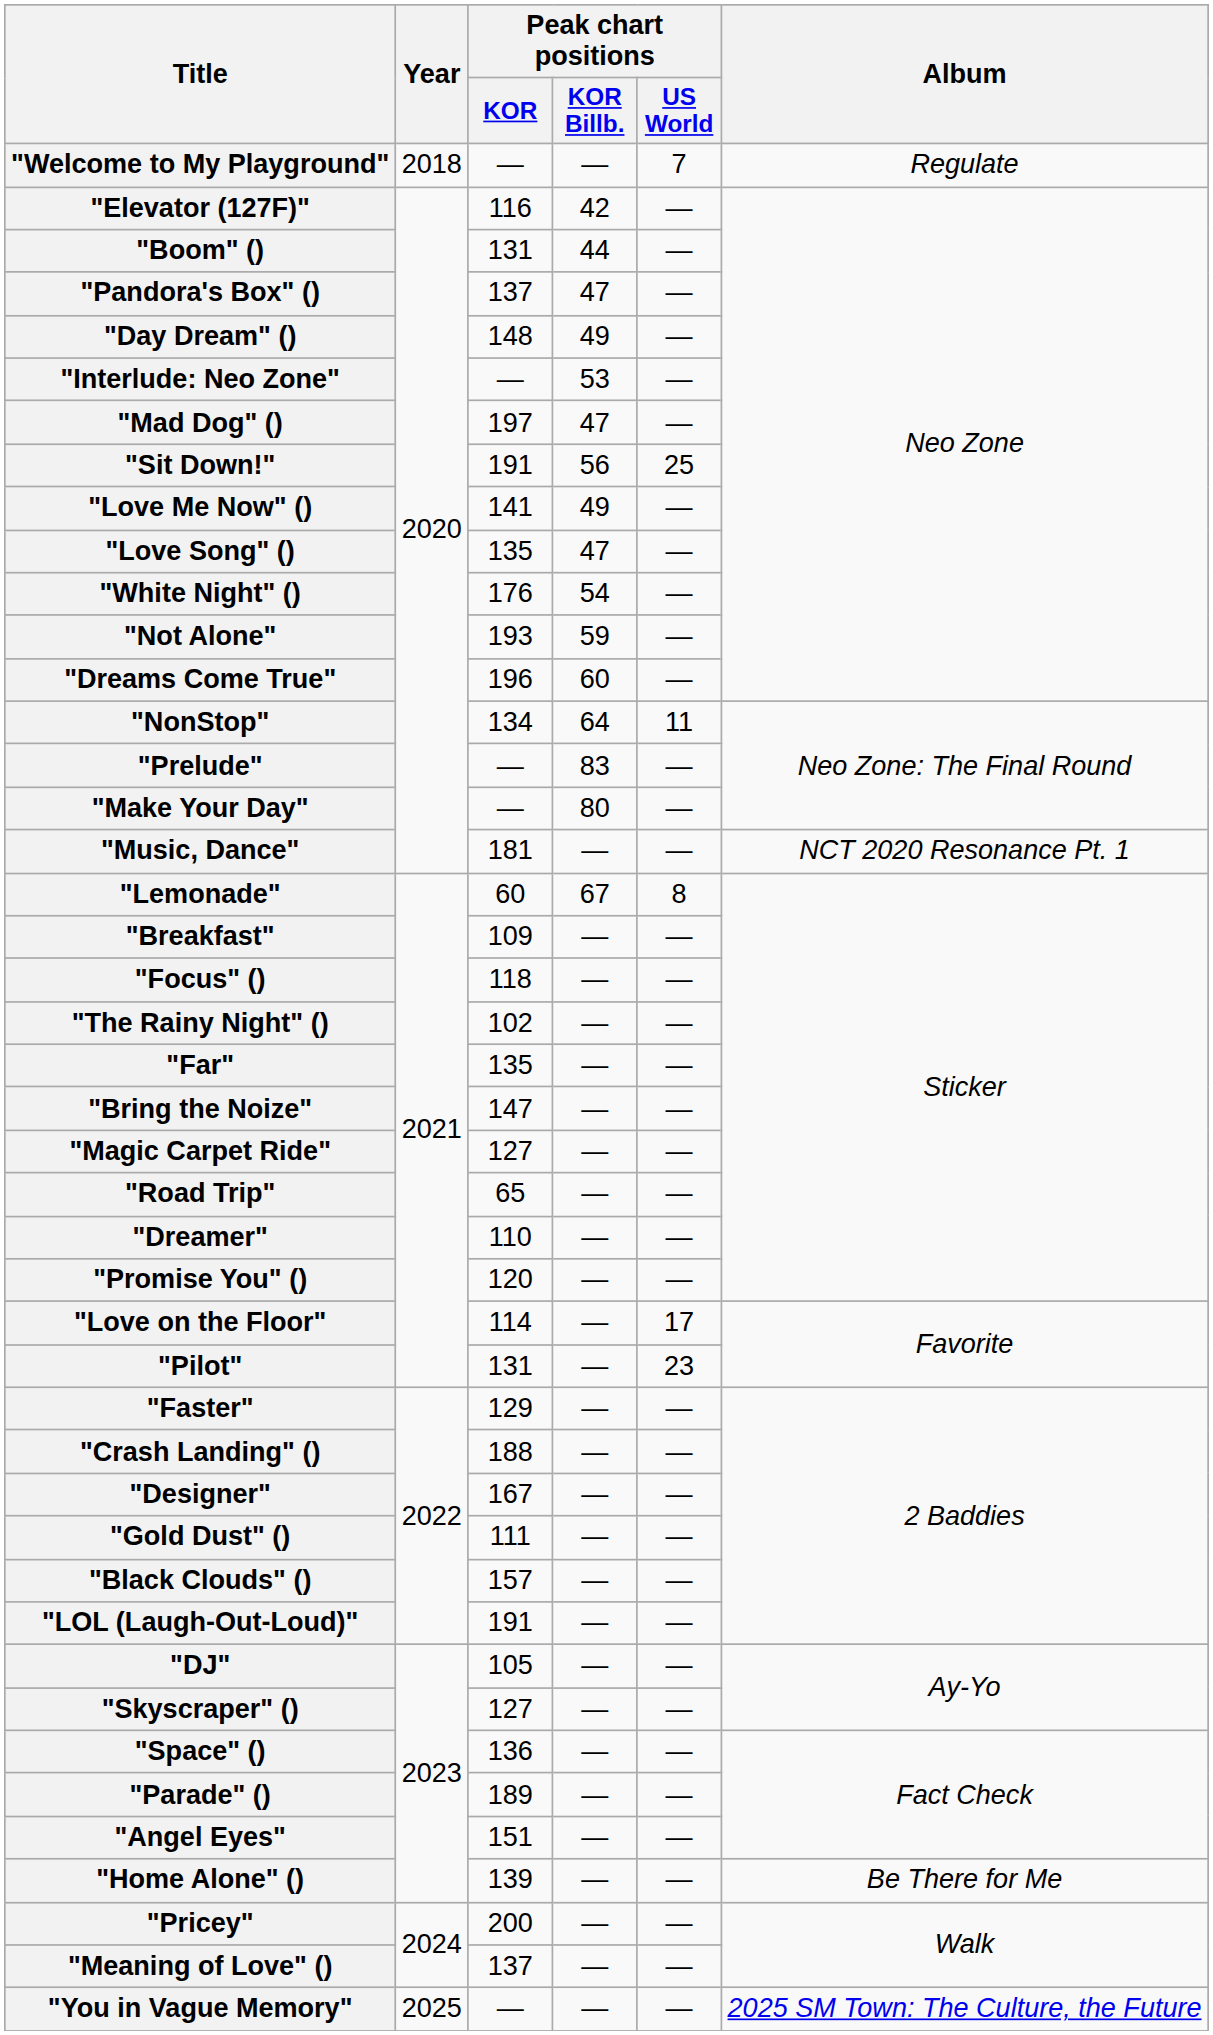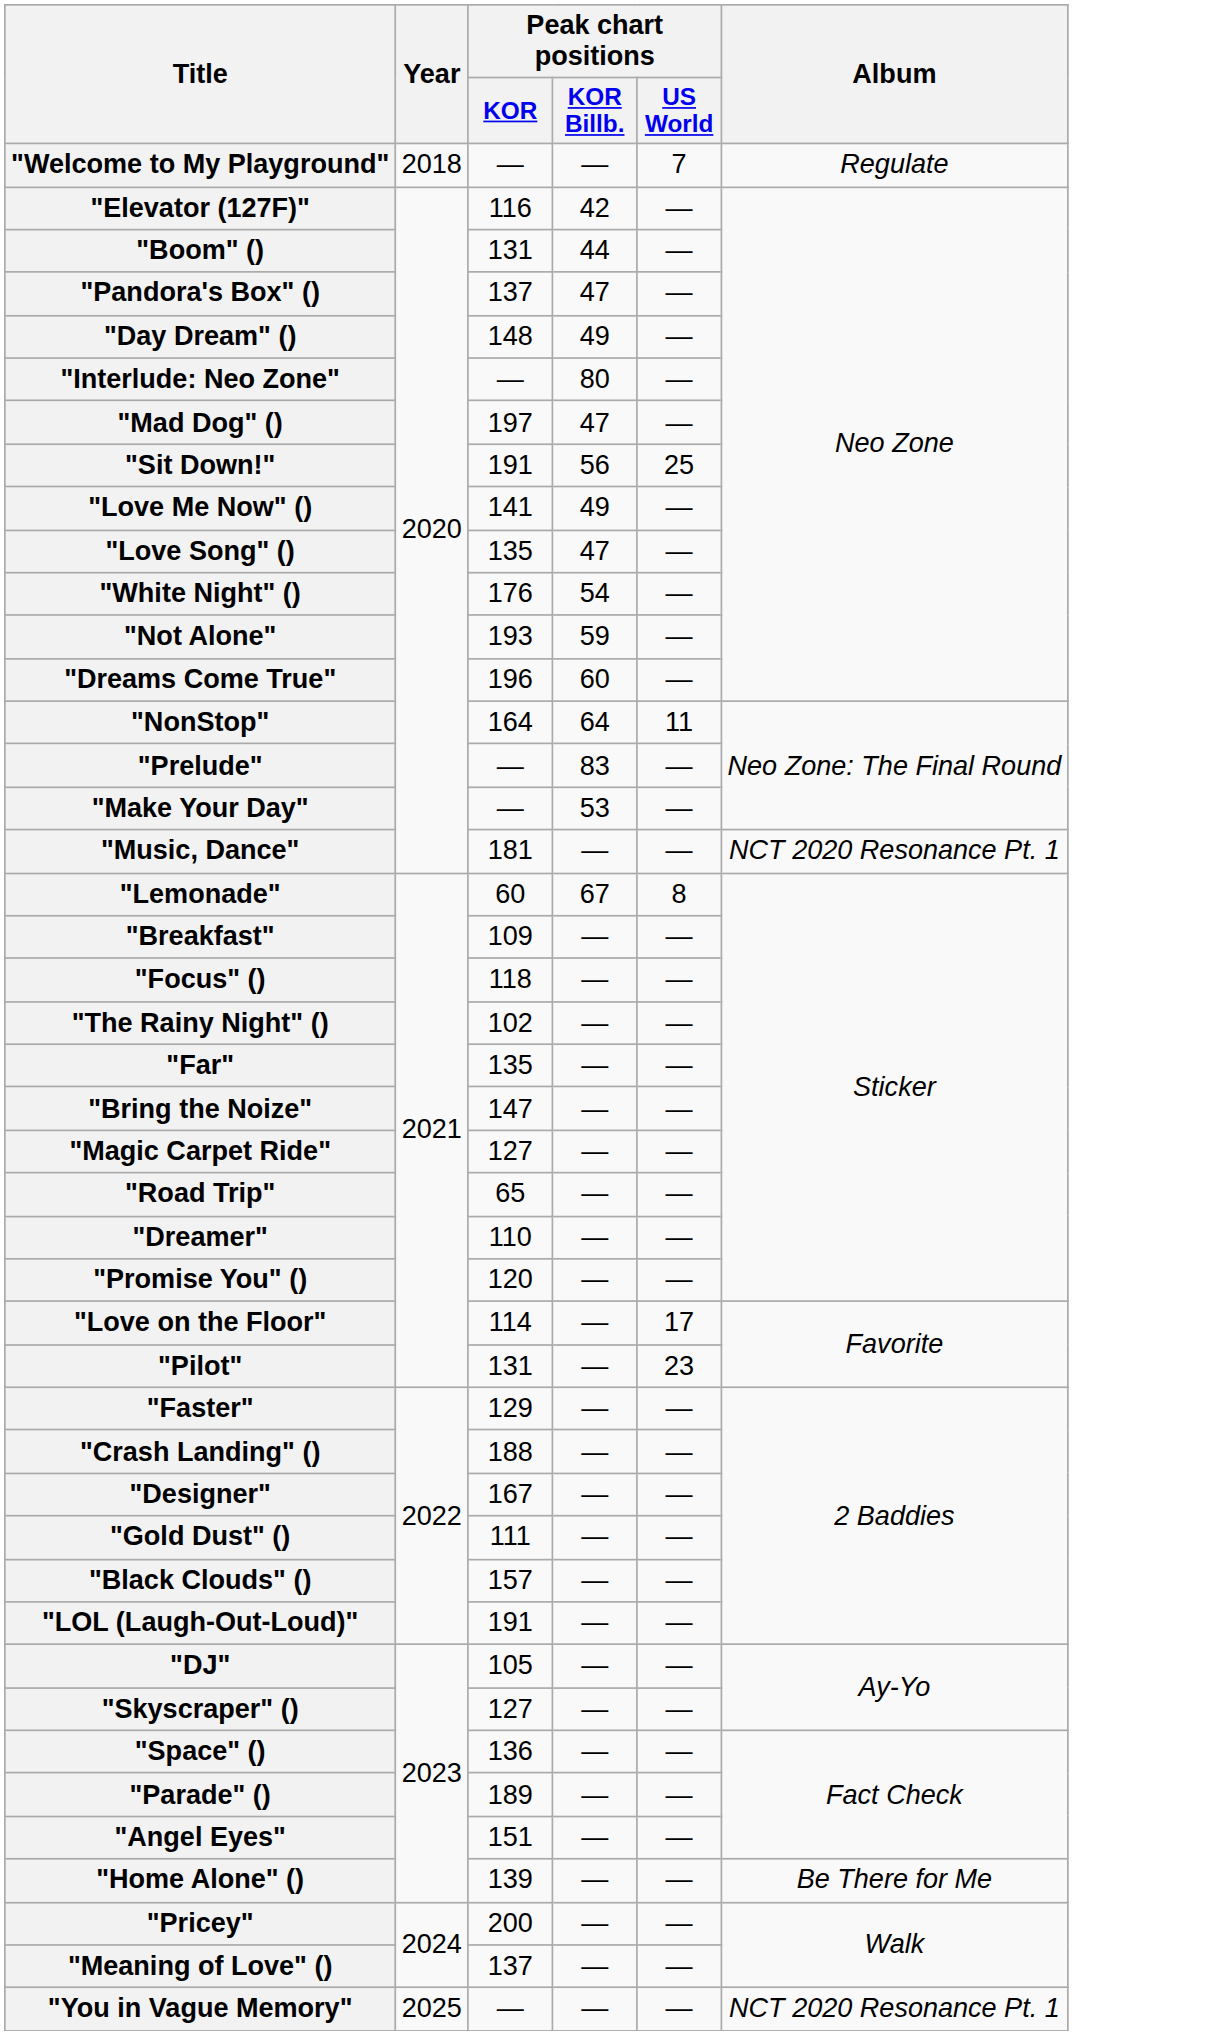(595, 379) 53 -> (595, 379) 80
(510, 722) 134 -> (510, 722) 164
(595, 807) 80 -> (595, 807) 53
(965, 2008) 2025 SM Town: The Culture, the Future -> (894, 2008) NCT 2020 Resonance Pt. 1
